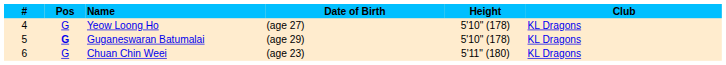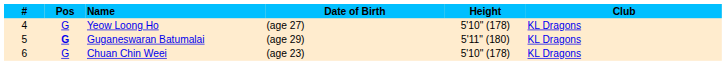(485, 40) 5'10" (178) -> (485, 40) 5'11" (180)
(485, 54) 5'11" (180) -> (485, 54) 5'10" (178)
